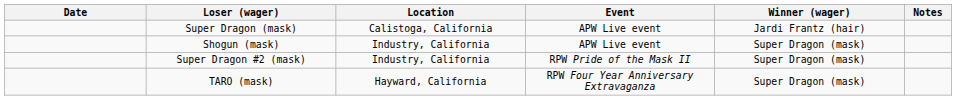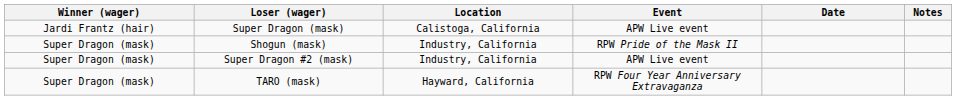columns swapped: (810, 12) <-> (75, 12)
(620, 44) APW Live event -> (667, 44) RPW Pride of the Mask II
(620, 60) RPW Pride of the Mask II -> (667, 60) APW Live event
